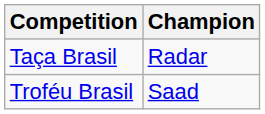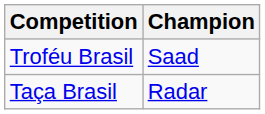rows swapped: (63, 56) <-> (71, 91)
